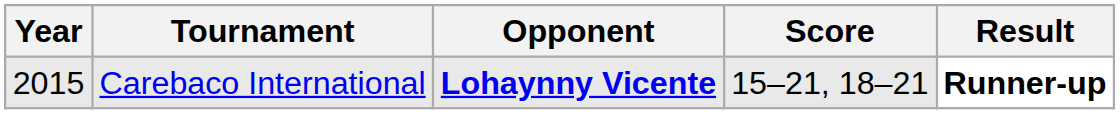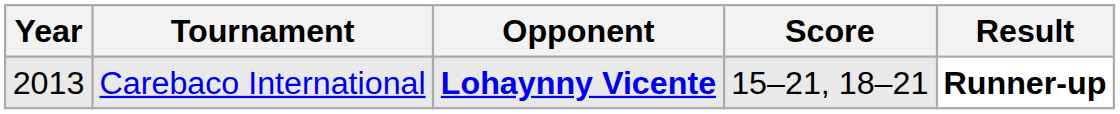(49, 82) 2015 -> (49, 82) 2013
